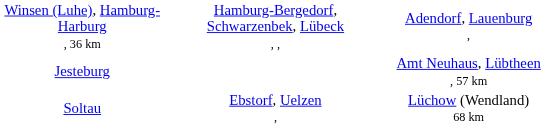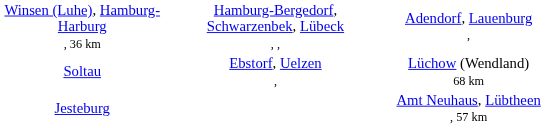rows swapped: (82, 71) <-> (82, 108)
